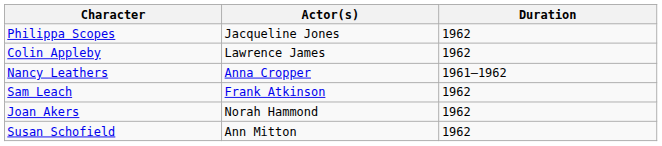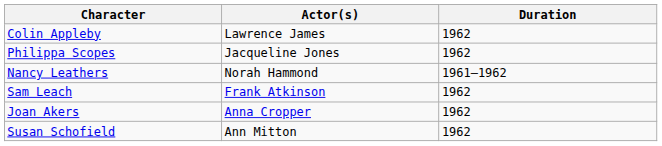rows swapped: (61, 34) <-> (54, 53)
(268, 73) Anna Cropper -> (271, 73) Norah Hammond
(271, 112) Norah Hammond -> (268, 112) Anna Cropper
